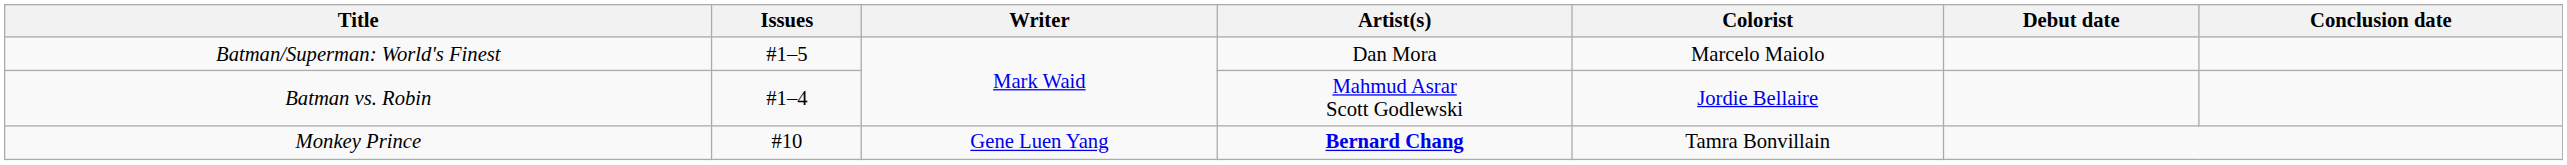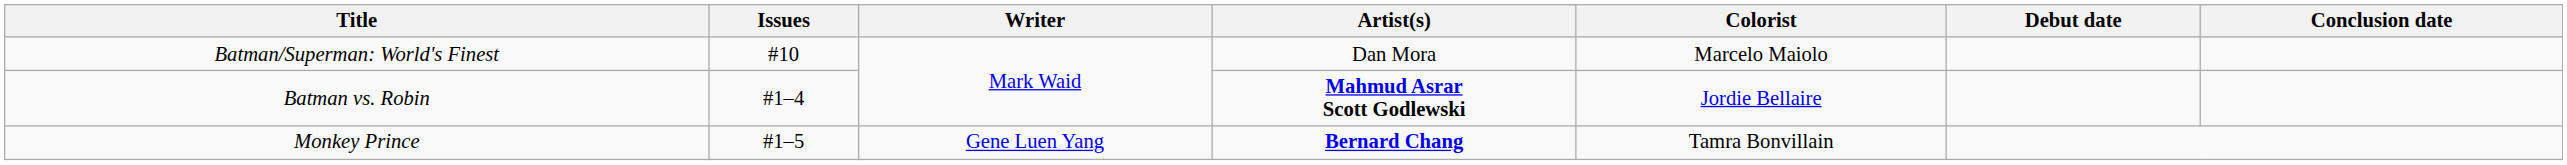(787, 53) #1–5 -> (784, 53) #10
(1395, 97) normal -> (1394, 97) bold
(787, 142) #10 -> (784, 142) #1–5
